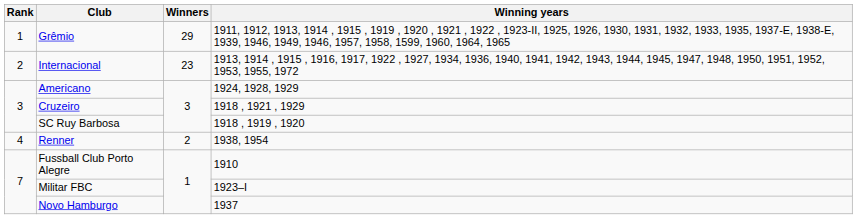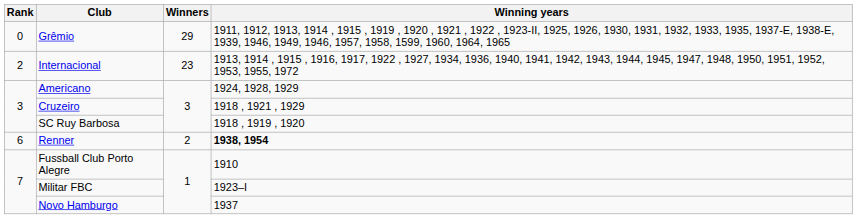(20, 36) 1 -> (20, 36) 0
(20, 141) 4 -> (20, 141) 6
(241, 141) normal -> (241, 141) bold
